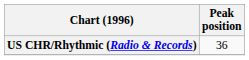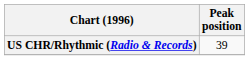(222, 45) 36 -> (222, 45) 39
